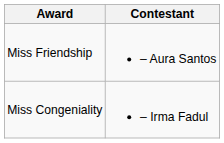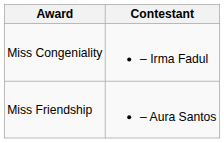rows swapped: (55, 110) <-> (50, 52)
